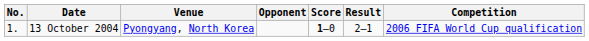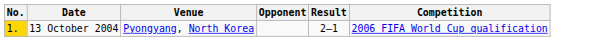- column: (326, 12)
(13, 29) no background -> (13, 29) gold background
